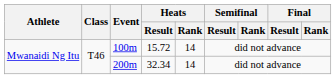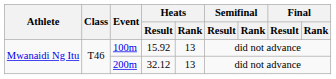(158, 48) 15.72 -> (158, 48) 15.92
(190, 48) 14 -> (190, 48) 13
(158, 65) 32.34 -> (158, 65) 32.12
(190, 65) 14 -> (190, 65) 13
